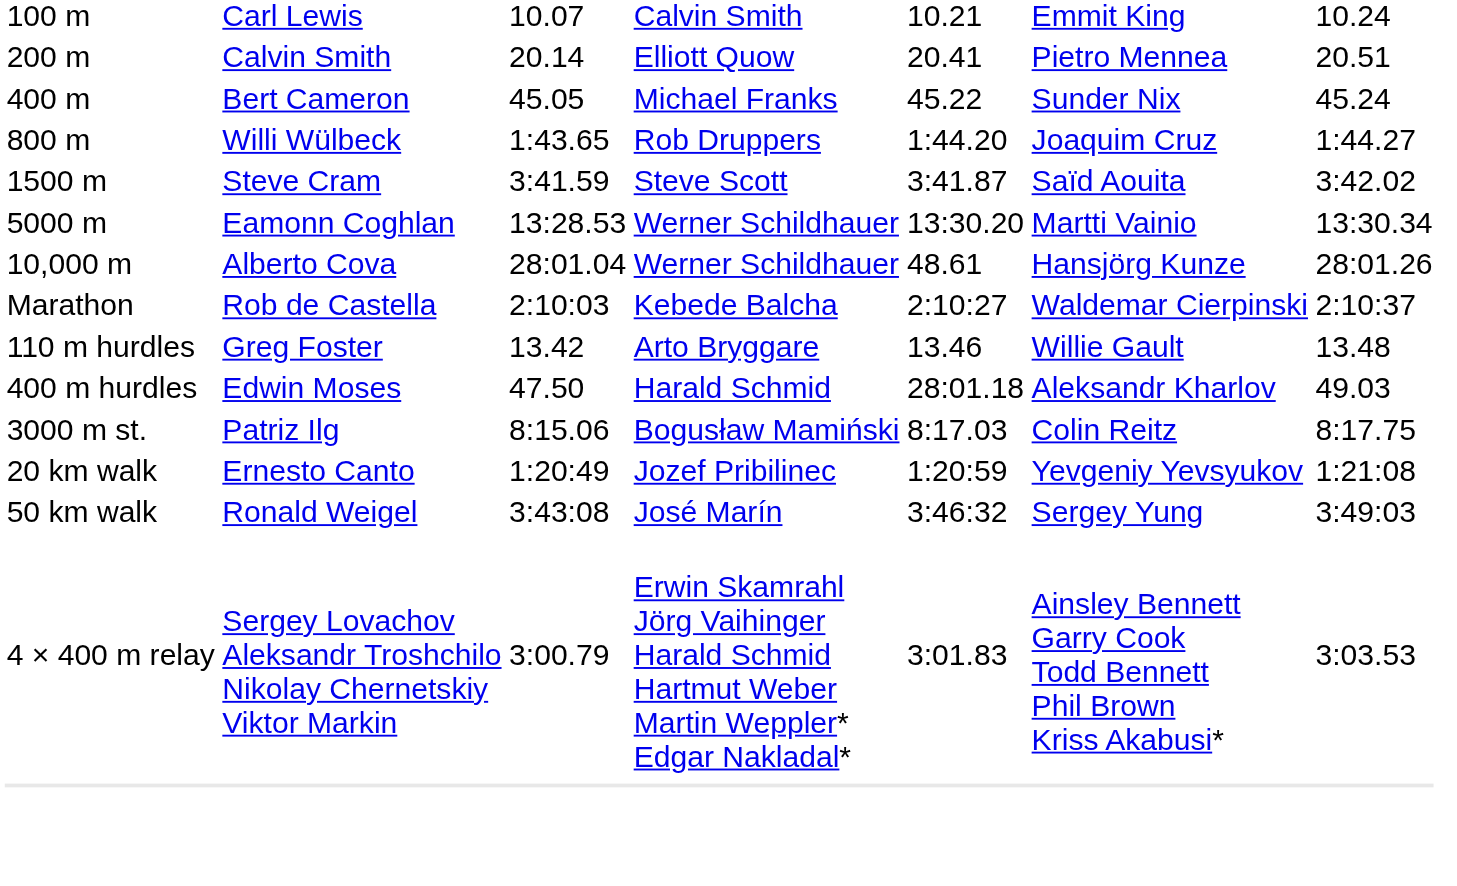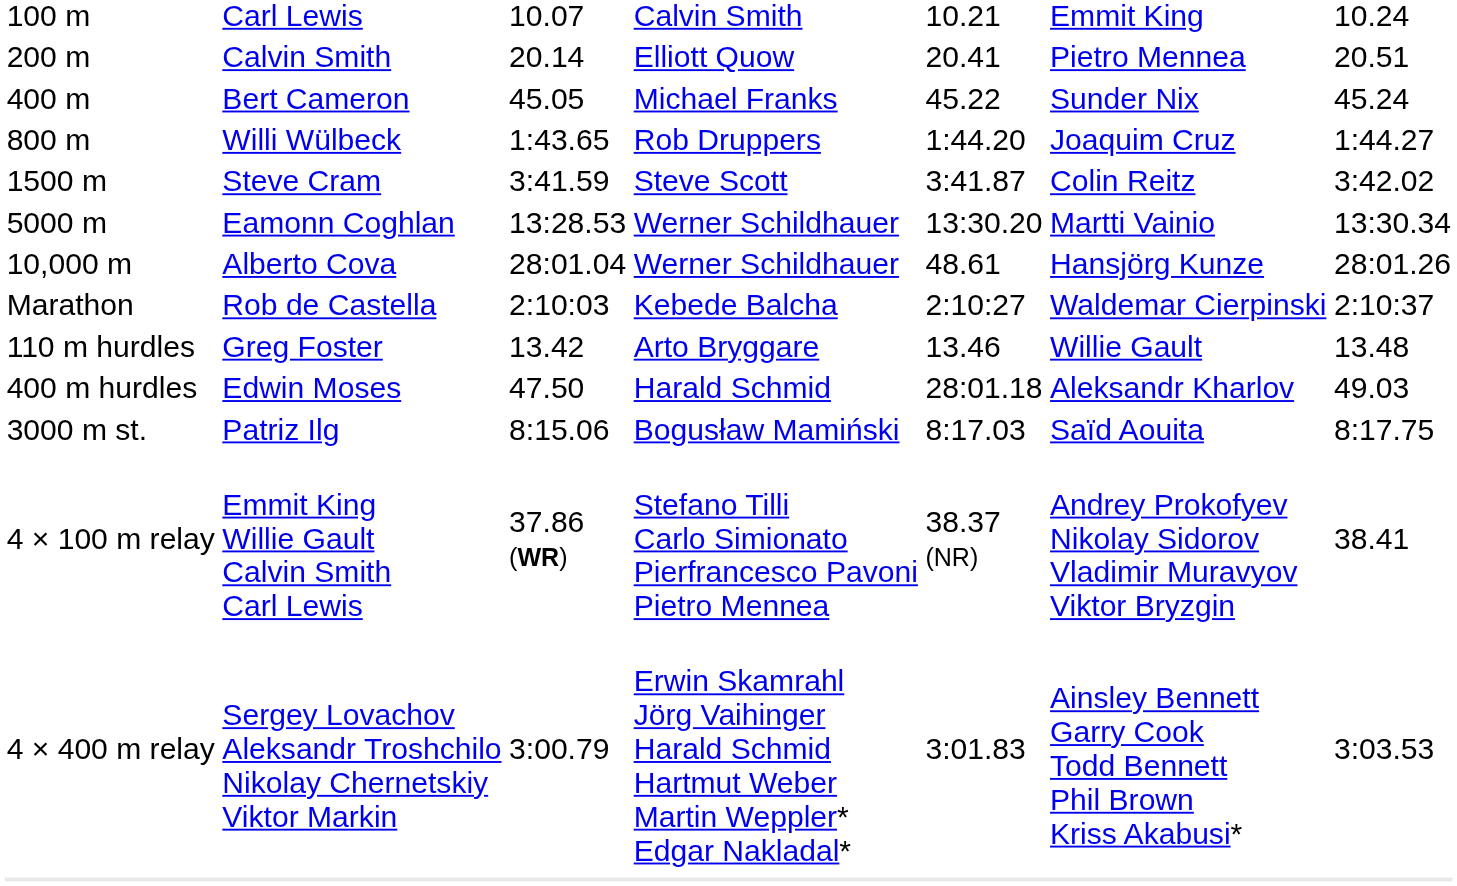(1109, 181) Saïd Aouita -> (1123, 181) Colin Reitz
(1104, 429) Colin Reitz -> (1127, 429) Saïd Aouita
- row: (82, 471)
- row: (82, 512)
+ row: (111, 538)
